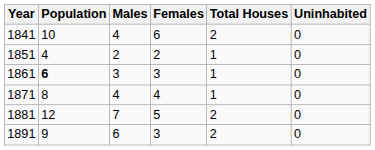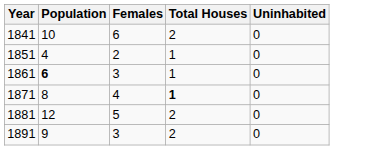- column: (130, 14)
(213, 94) normal -> (172, 94) bold
